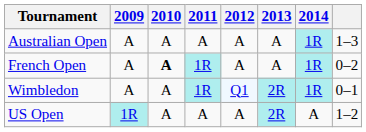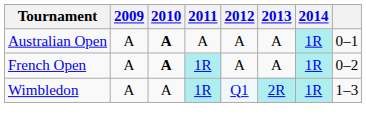(166, 40) normal -> (166, 40) bold
(347, 40) 1–3 -> (347, 40) 0–1
(347, 89) 0–1 -> (347, 89) 1–3
- row: (36, 113)
